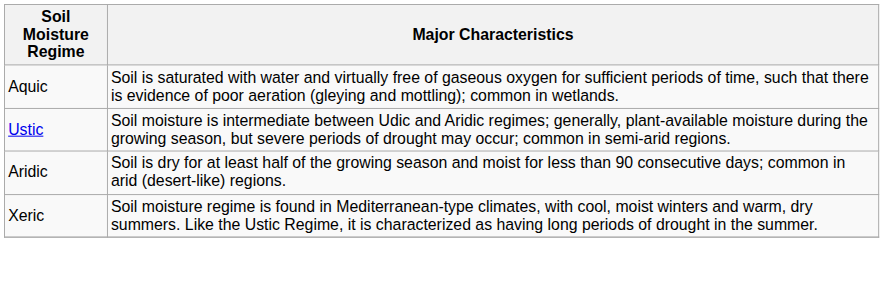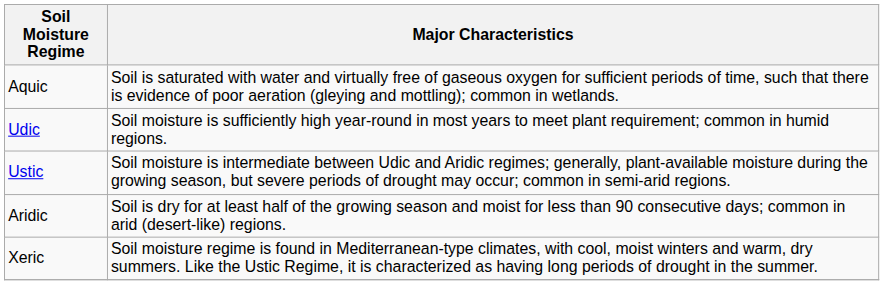+ row: (24, 129)
